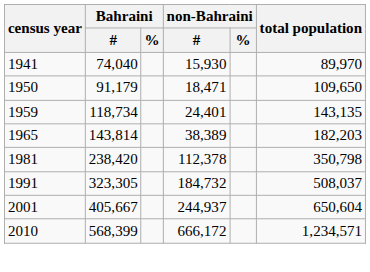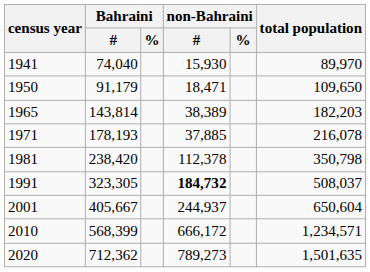- row: (23, 111)
+ row: (23, 135)
(202, 183) normal -> (202, 183) bold
+ row: (23, 254)
